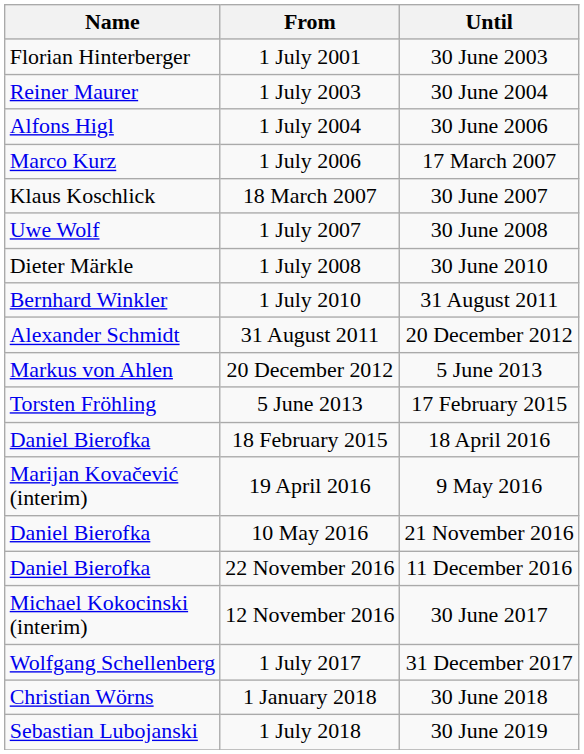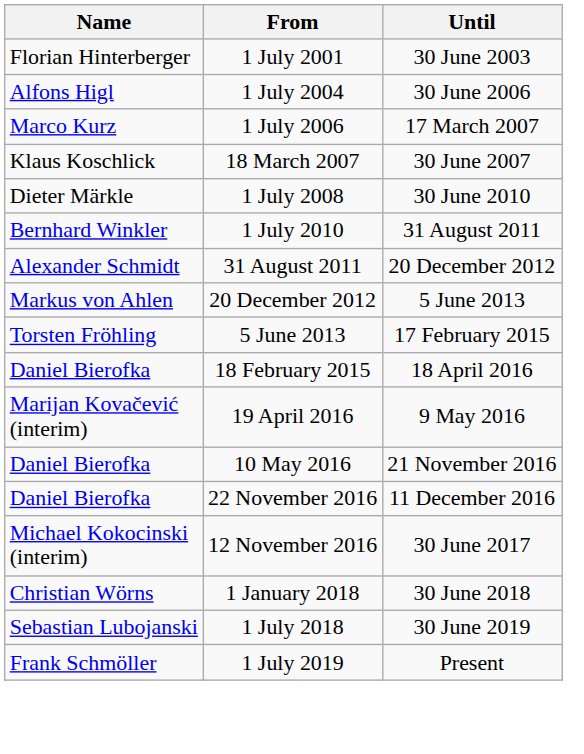- row: (310, 91)
- row: (310, 230)
- row: (310, 662)
+ row: (293, 662)
